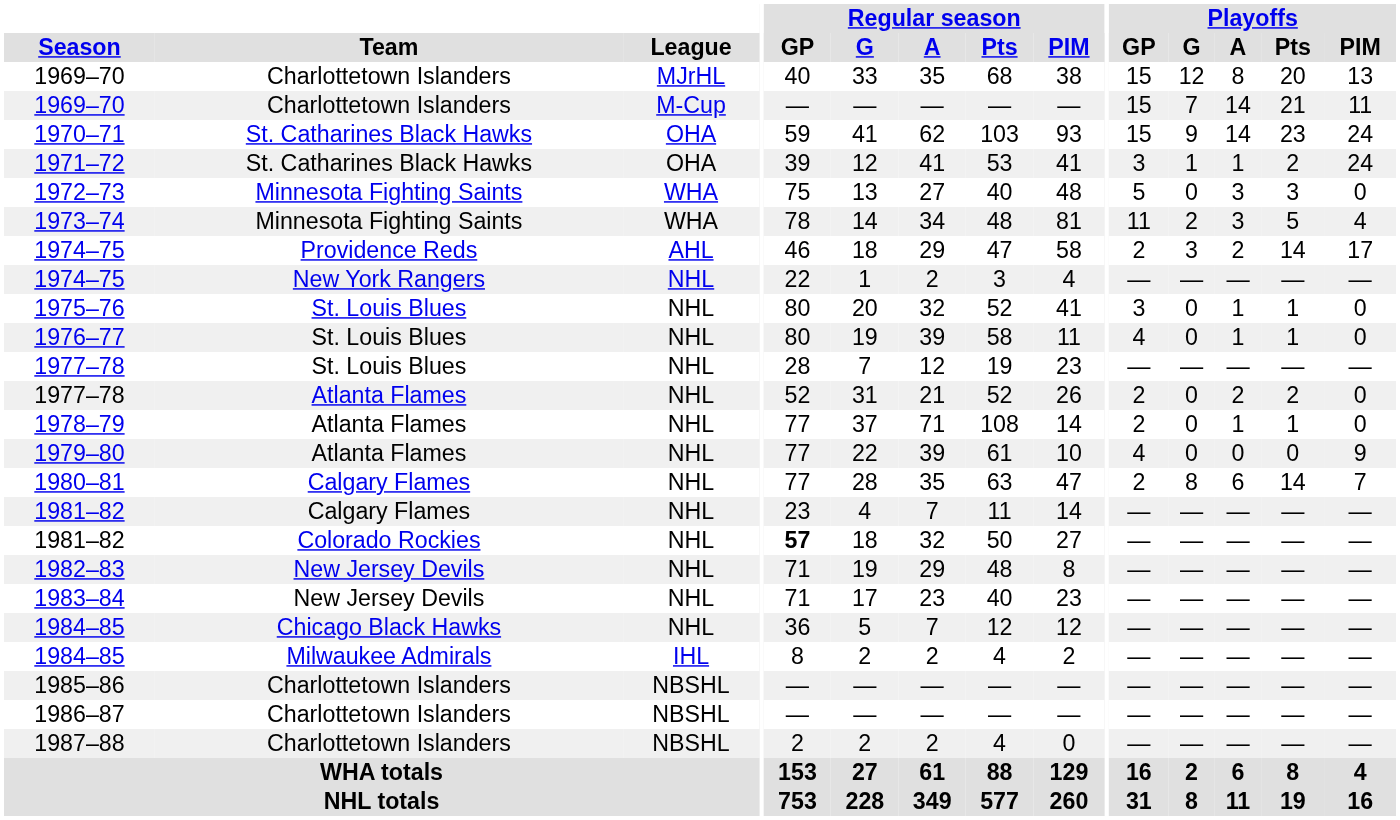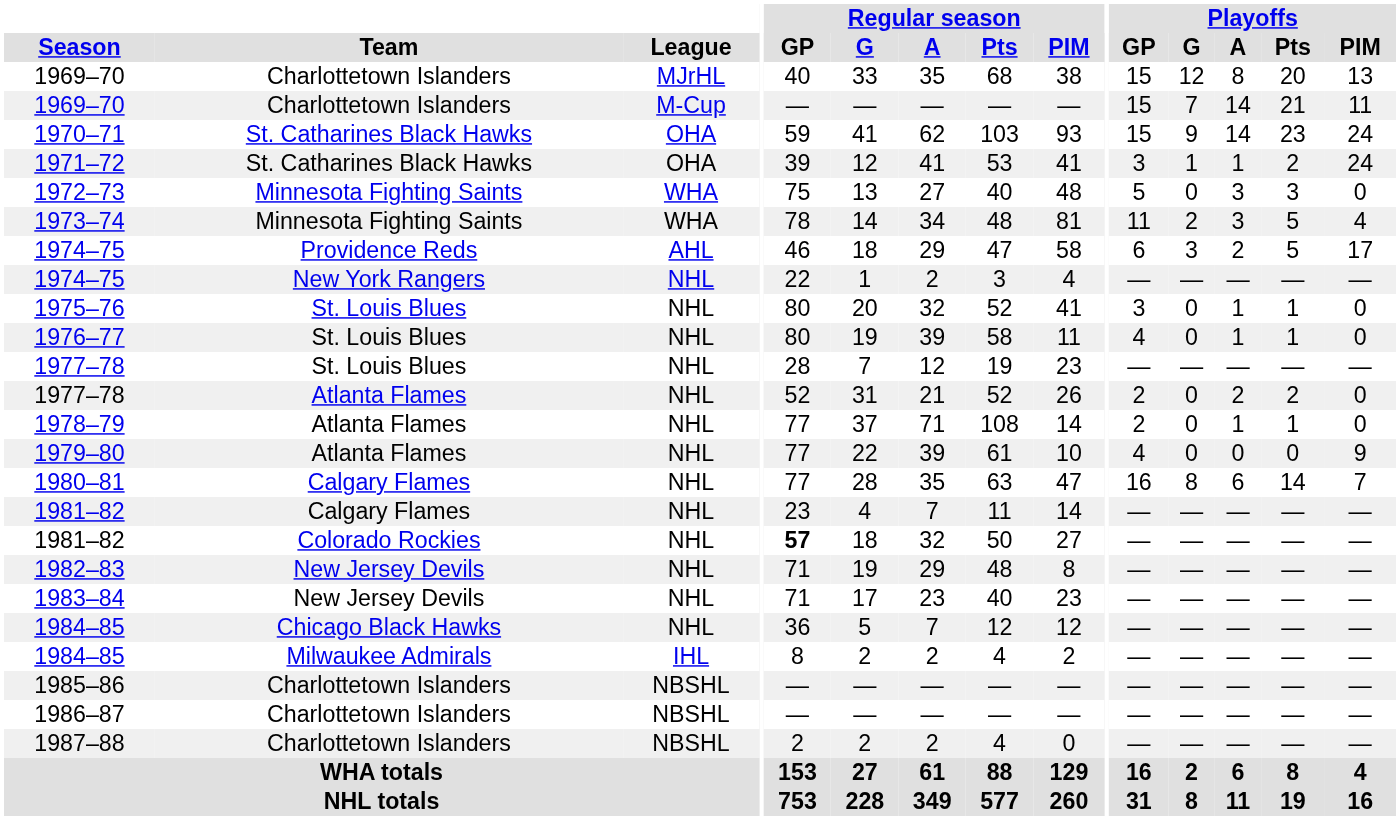(1139, 250) 2 -> (1139, 250) 6
(1293, 250) 14 -> (1293, 250) 5
(1139, 482) 2 -> (1139, 482) 16
